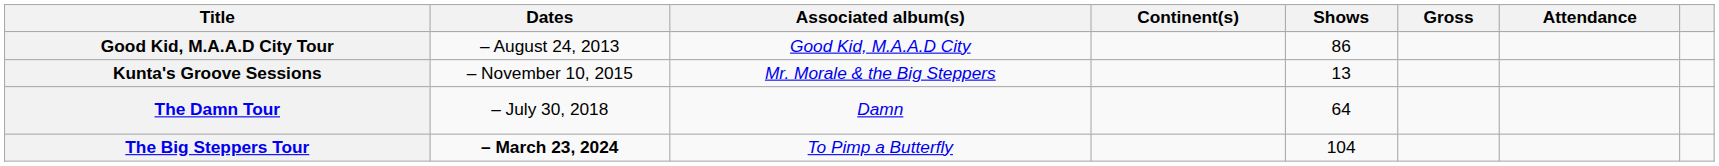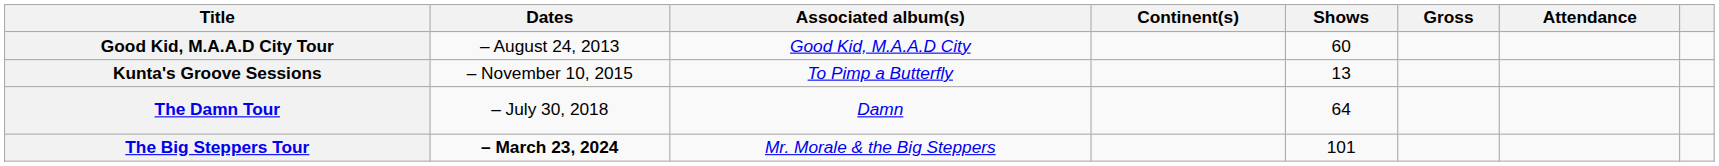(1341, 45) 86 -> (1341, 45) 60
(880, 73) Mr. Morale & the Big Steppers -> (880, 73) To Pimp a Butterfly
(880, 147) To Pimp a Butterfly -> (880, 147) Mr. Morale & the Big Steppers
(1341, 147) 104 -> (1341, 147) 101
